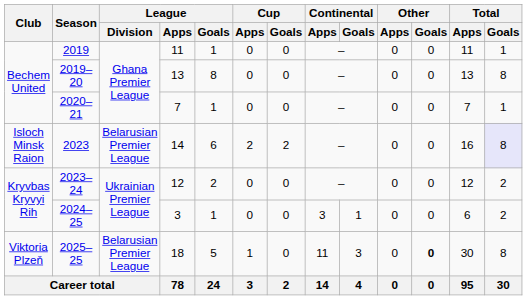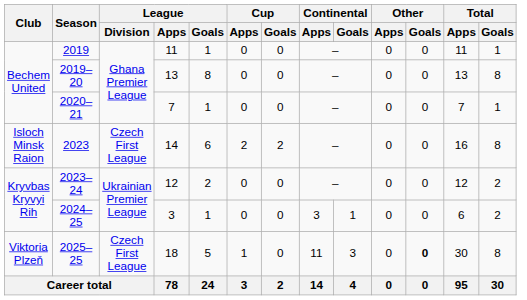(130, 145) Belarusian Premier League -> (127, 145) Czech First League
(503, 145) lavender background -> (497, 145) no background
(130, 253) Belarusian Premier League -> (127, 253) Czech First League
